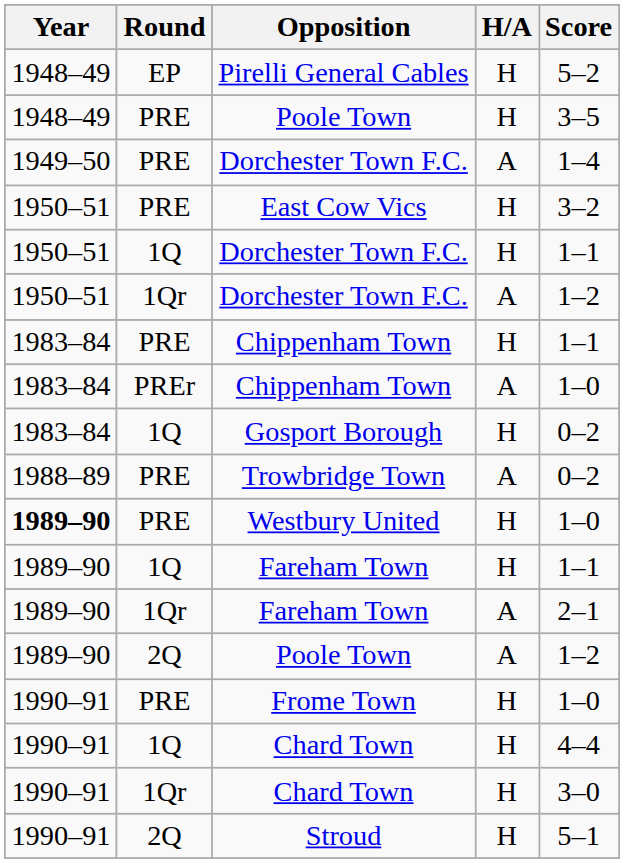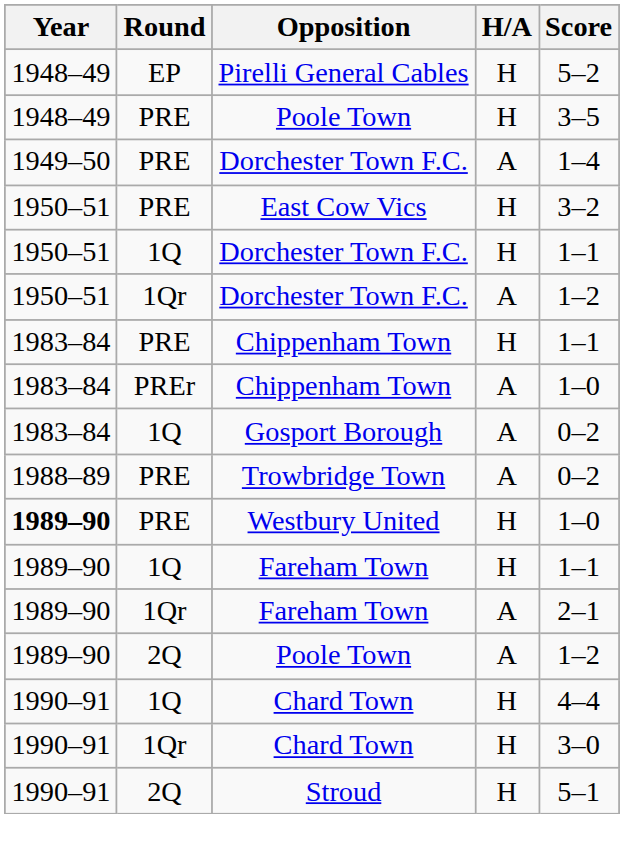(507, 431) H -> (507, 431) A
- row: (165, 700)
